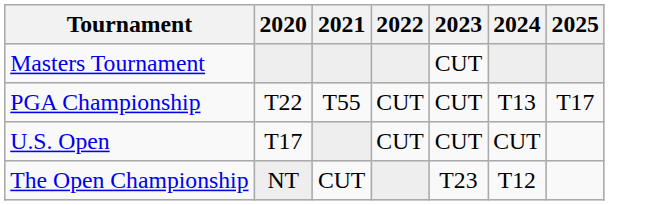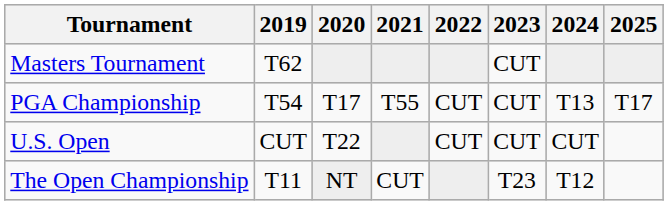+ column: (283, 24)
(283, 102) T22 -> (342, 102) T17
(283, 141) T17 -> (342, 141) T22
